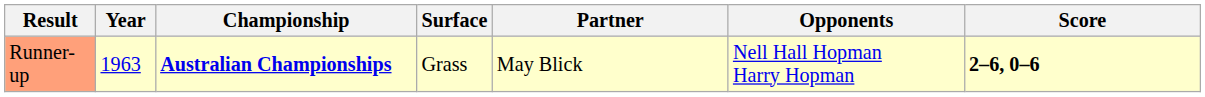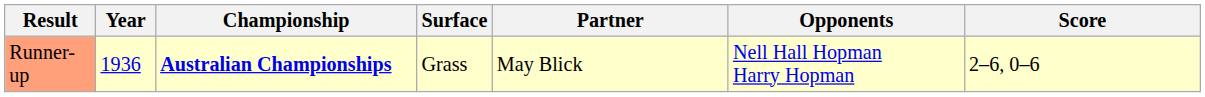(121, 63) 1963 -> (121, 63) 1936
(1004, 63) bold -> (1004, 63) normal
